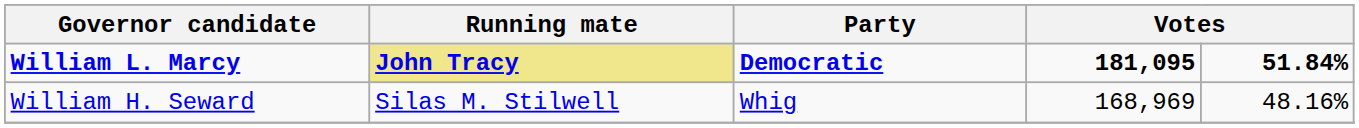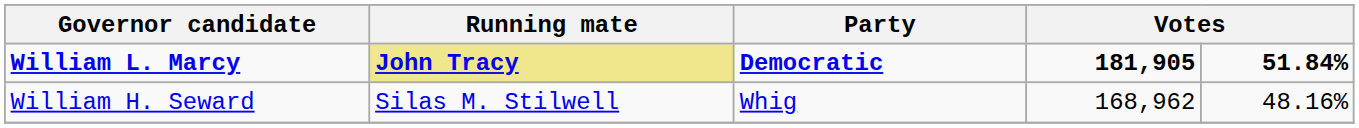(1145, 63) 181,095 -> (1145, 63) 181,905
(1145, 102) 168,969 -> (1145, 102) 168,962
